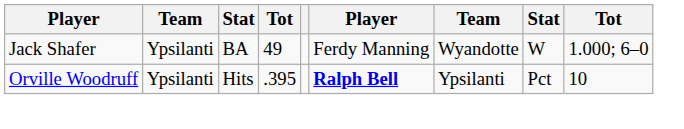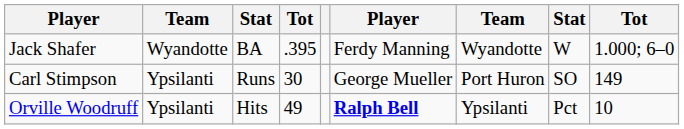(180, 49) Ypsilanti -> (187, 49) Wyandotte
(273, 49) 49 -> (300, 49) .395
+ row: (63, 78)
(280, 78) .395 -> (293, 108) 49
